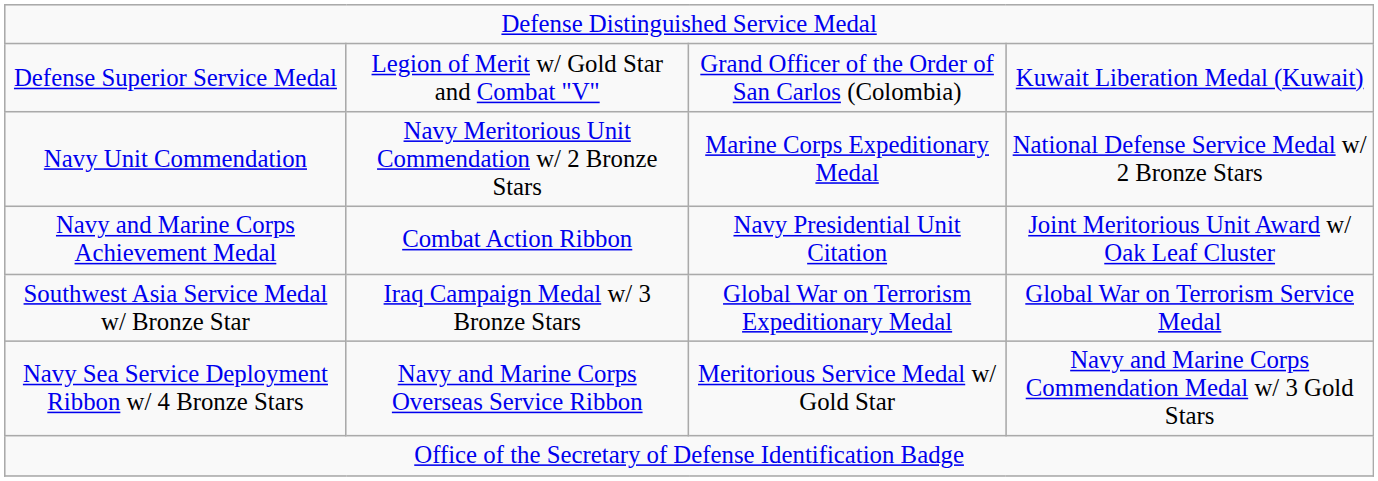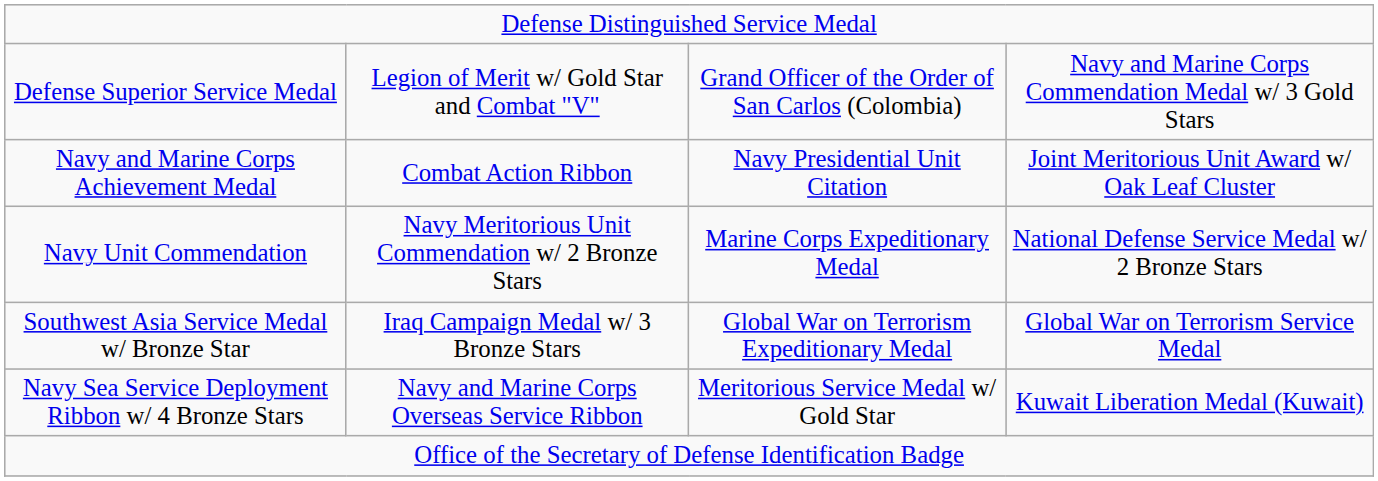(1190, 77) Kuwait Liberation Medal (Kuwait) -> (1190, 91) Navy and Marine Corps Commendation Medal w/ 3 Gold Stars
rows swapped: (175, 239) <-> (175, 158)
(1190, 388) Navy and Marine Corps Commendation Medal w/ 3 Gold Stars -> (1190, 402) Kuwait Liberation Medal (Kuwait)
